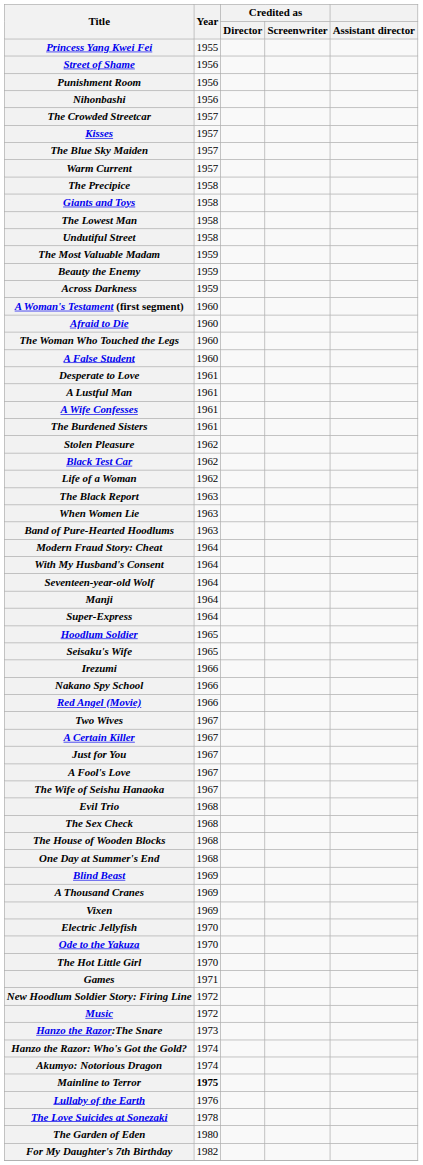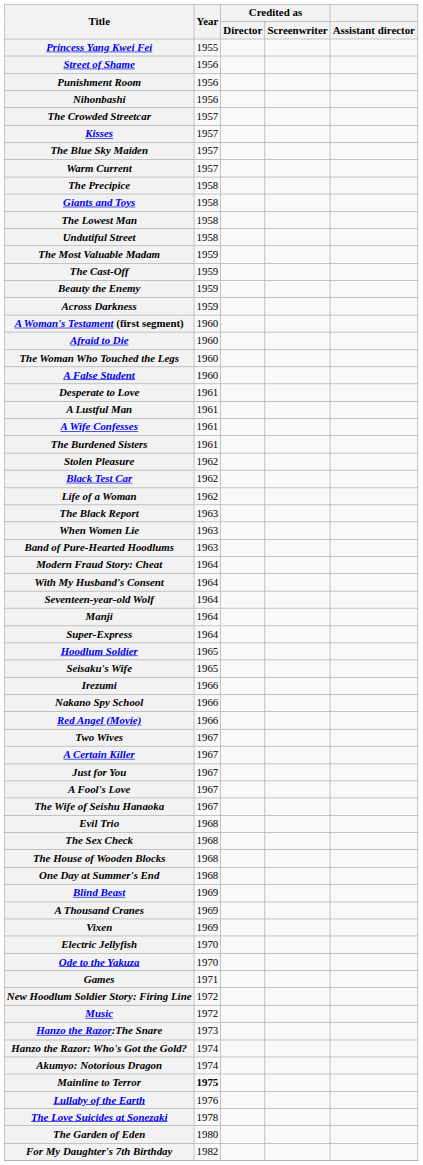+ row: (99, 271)
- row: (99, 962)
